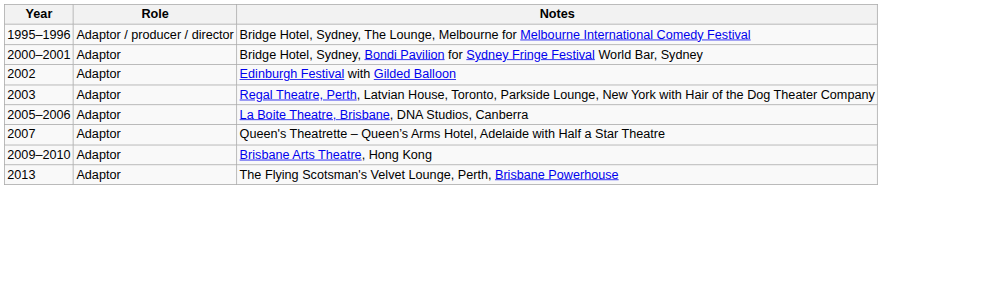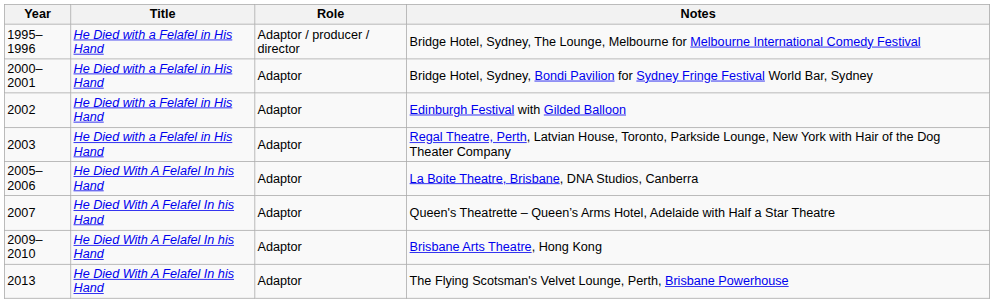+ column: (163, 14)
